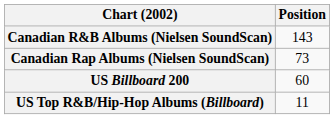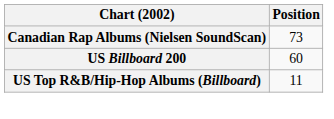- row: (140, 37)
